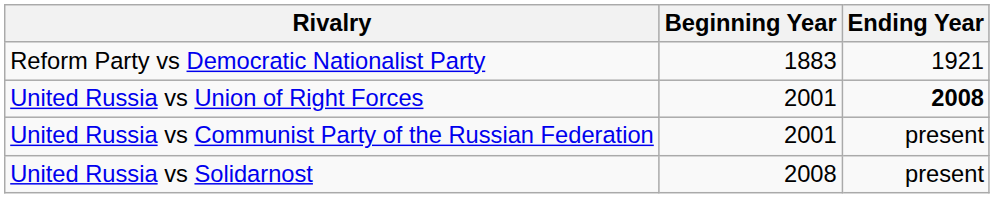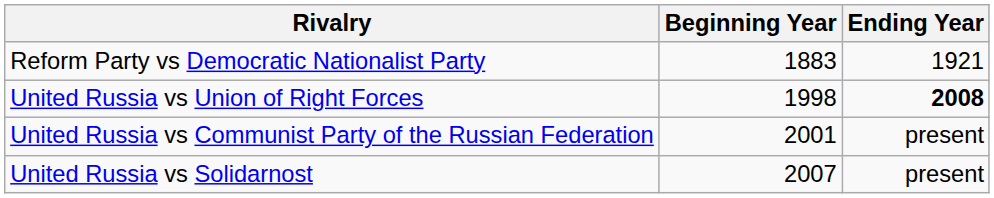(810, 98) 2001 -> (810, 98) 1998
(810, 173) 2008 -> (810, 173) 2007
